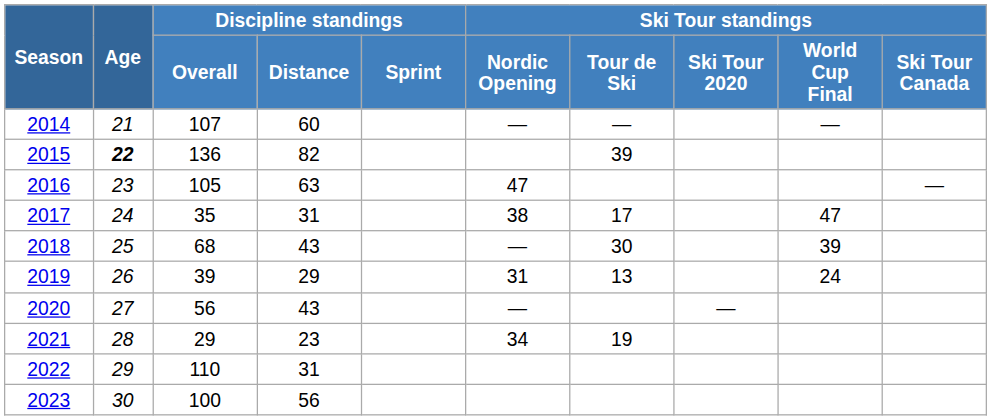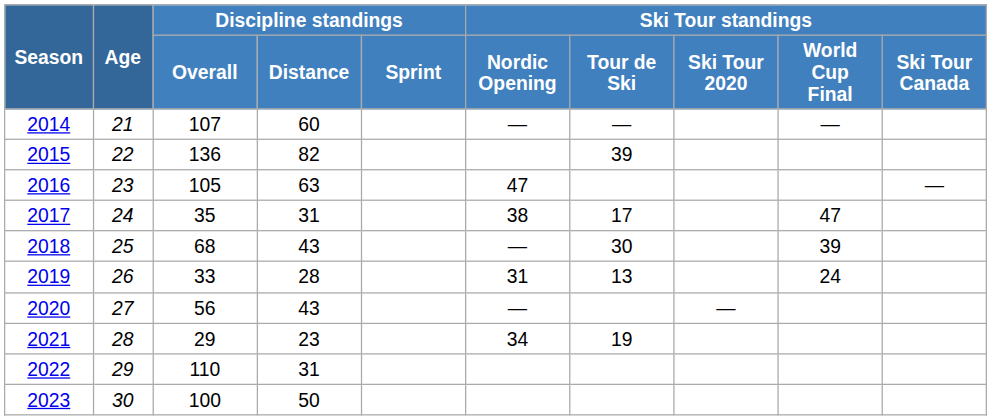(123, 155) bold -> (123, 155) normal
(205, 277) 39 -> (205, 277) 33
(309, 277) 29 -> (309, 277) 28
(309, 399) 56 -> (309, 399) 50
